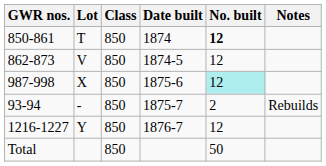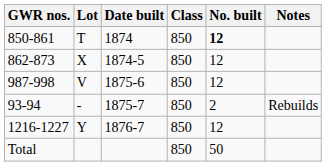columns swapped: (173, 15) <-> (120, 15)
(82, 60) V -> (82, 60) X
(82, 82) X -> (82, 82) V
(216, 82) paleturquoise background -> (216, 82) no background
